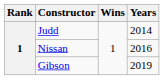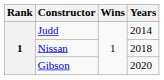(141, 48) 2016 -> (141, 48) 2018
(141, 65) 2019 -> (141, 65) 2020
